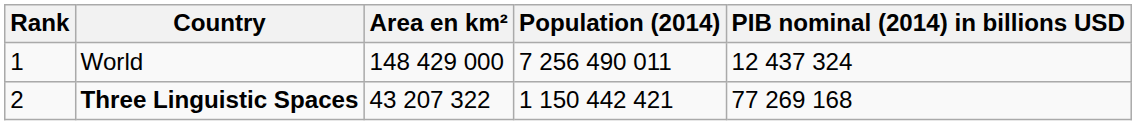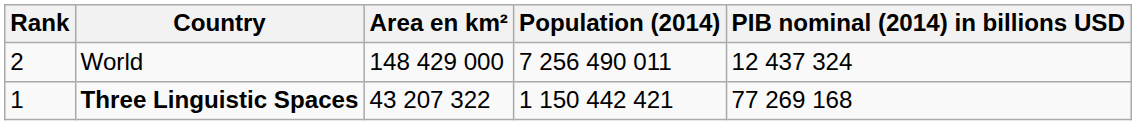(17, 61) 1 -> (17, 61) 2
(17, 100) 2 -> (17, 100) 1
